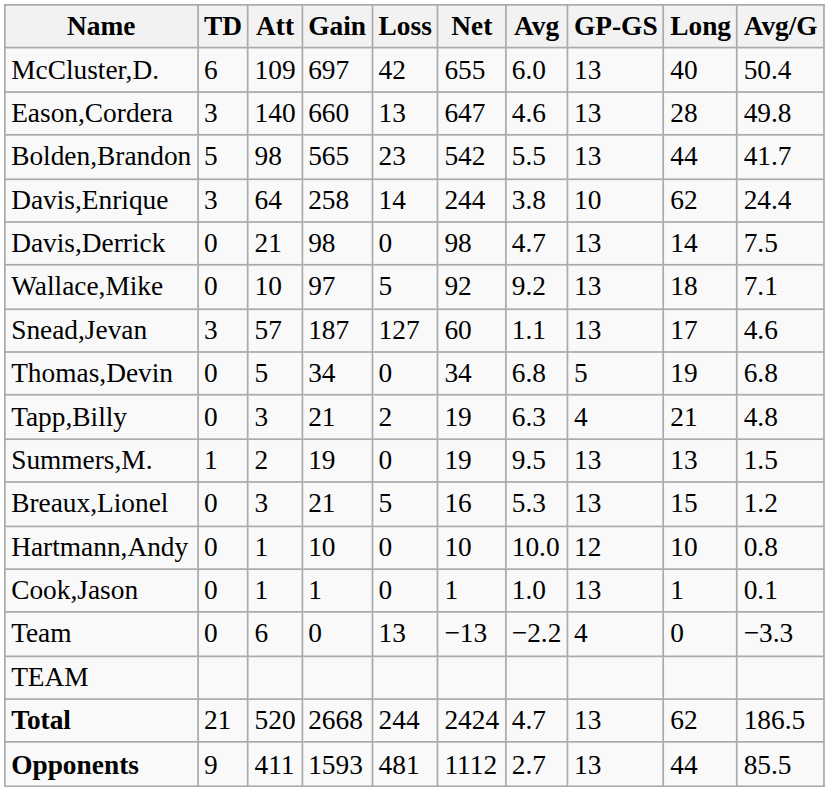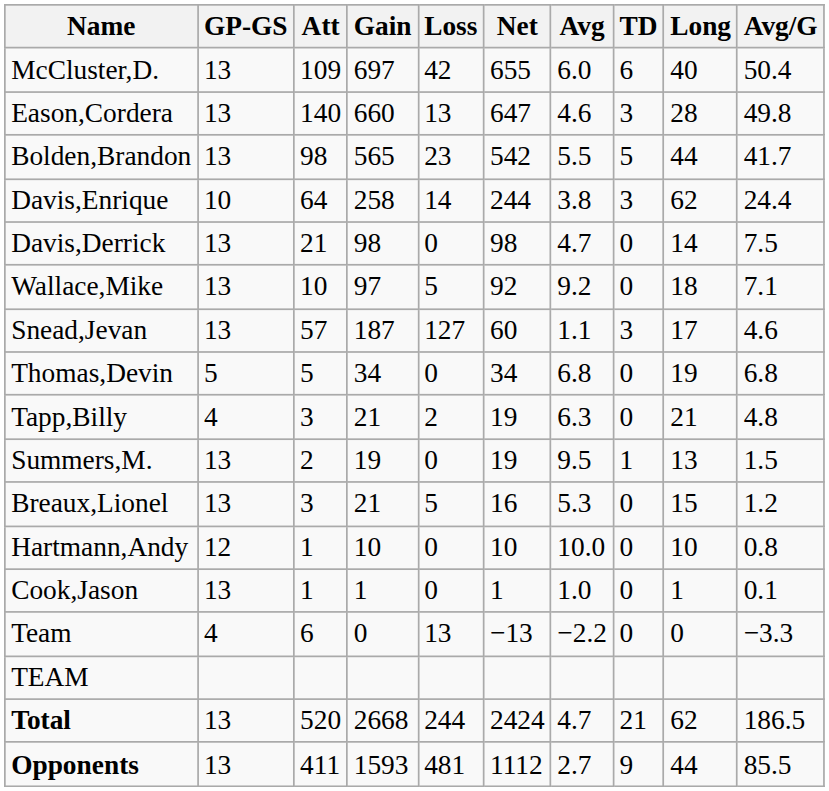columns swapped: (616, 26) <-> (223, 26)
